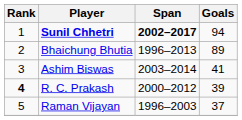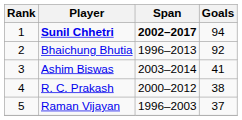(218, 50) 89 -> (218, 50) 92
(21, 87) bold -> (21, 87) normal
(218, 87) 39 -> (218, 87) 38
